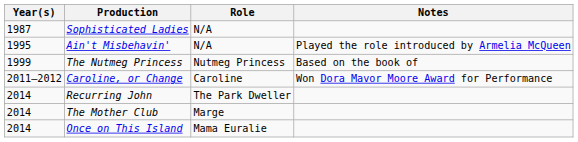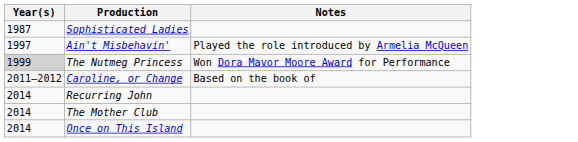- column: (242, 13)
(19, 46) 1995 -> (19, 46) 1997
(19, 62) no background -> (19, 62) lightgrey background
(357, 62) Based on the book of -> (322, 62) Won Dora Mavor Moore Award for Performance
(424, 79) Won Dora Mavor Moore Award for Performance -> (255, 79) Based on the book of
